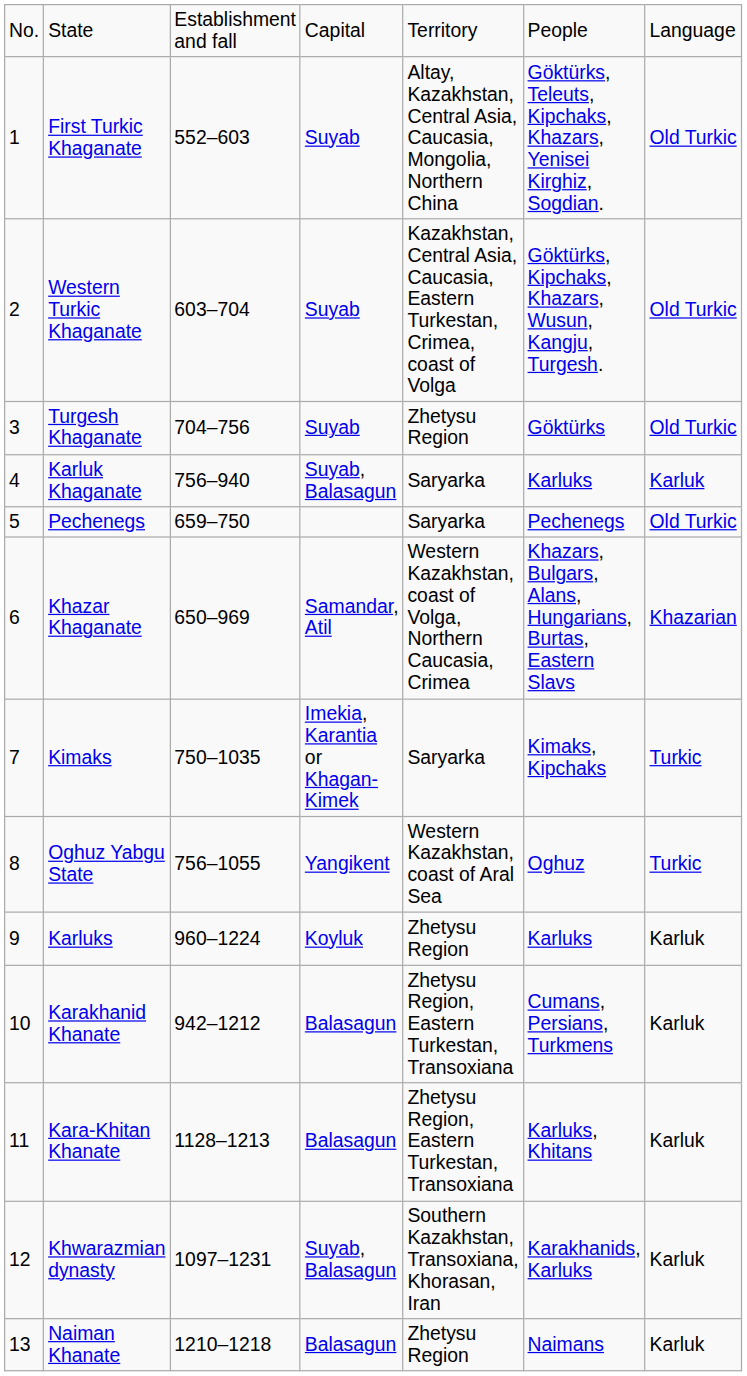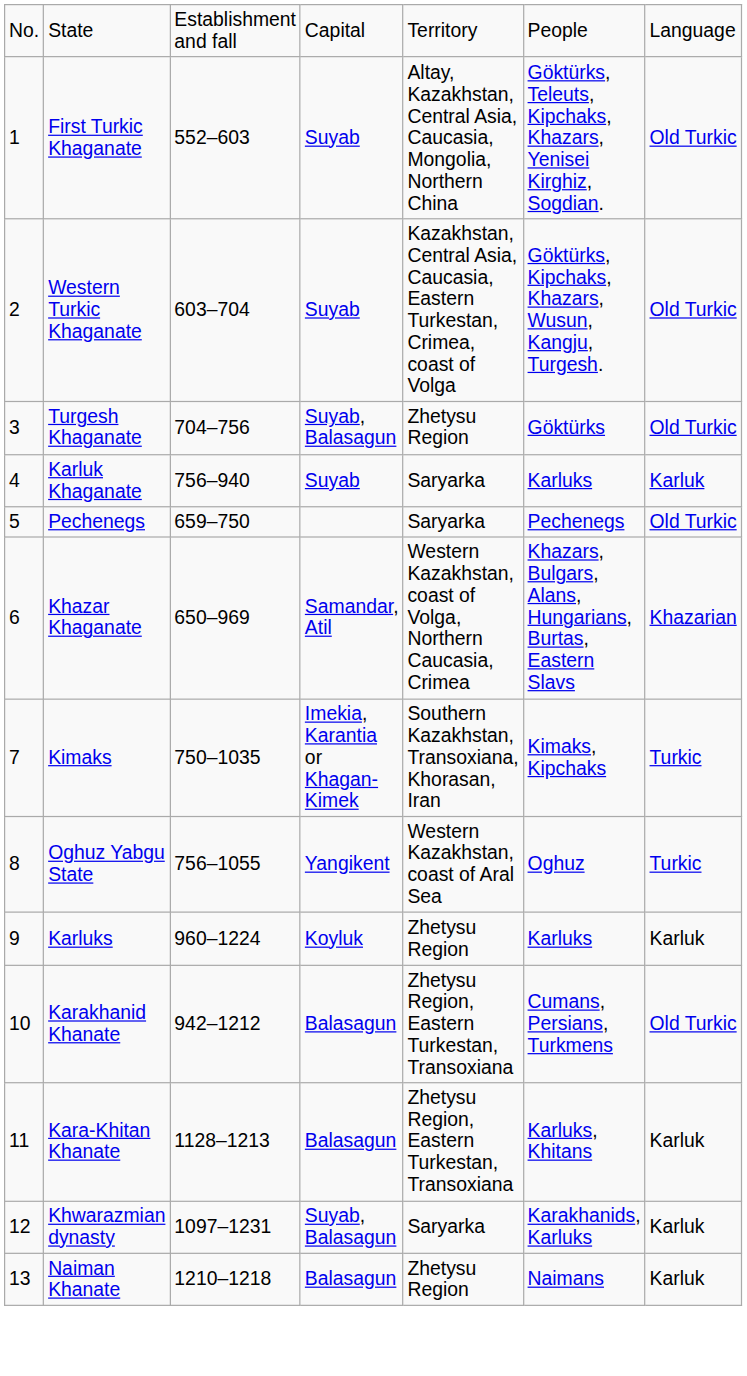(332, 427) Suyab -> (351, 427) Suyab, Balasagun
(351, 480) Suyab, Balasagun -> (332, 480) Suyab
(446, 757) Saryarka -> (463, 757) Southern Kazakhstan, Transoxiana, Khorasan, Iran
(677, 1023) Karluk -> (693, 1023) Old Turkic
(463, 1259) Southern Kazakhstan, Transoxiana, Khorasan, Iran -> (446, 1226) Saryarka
